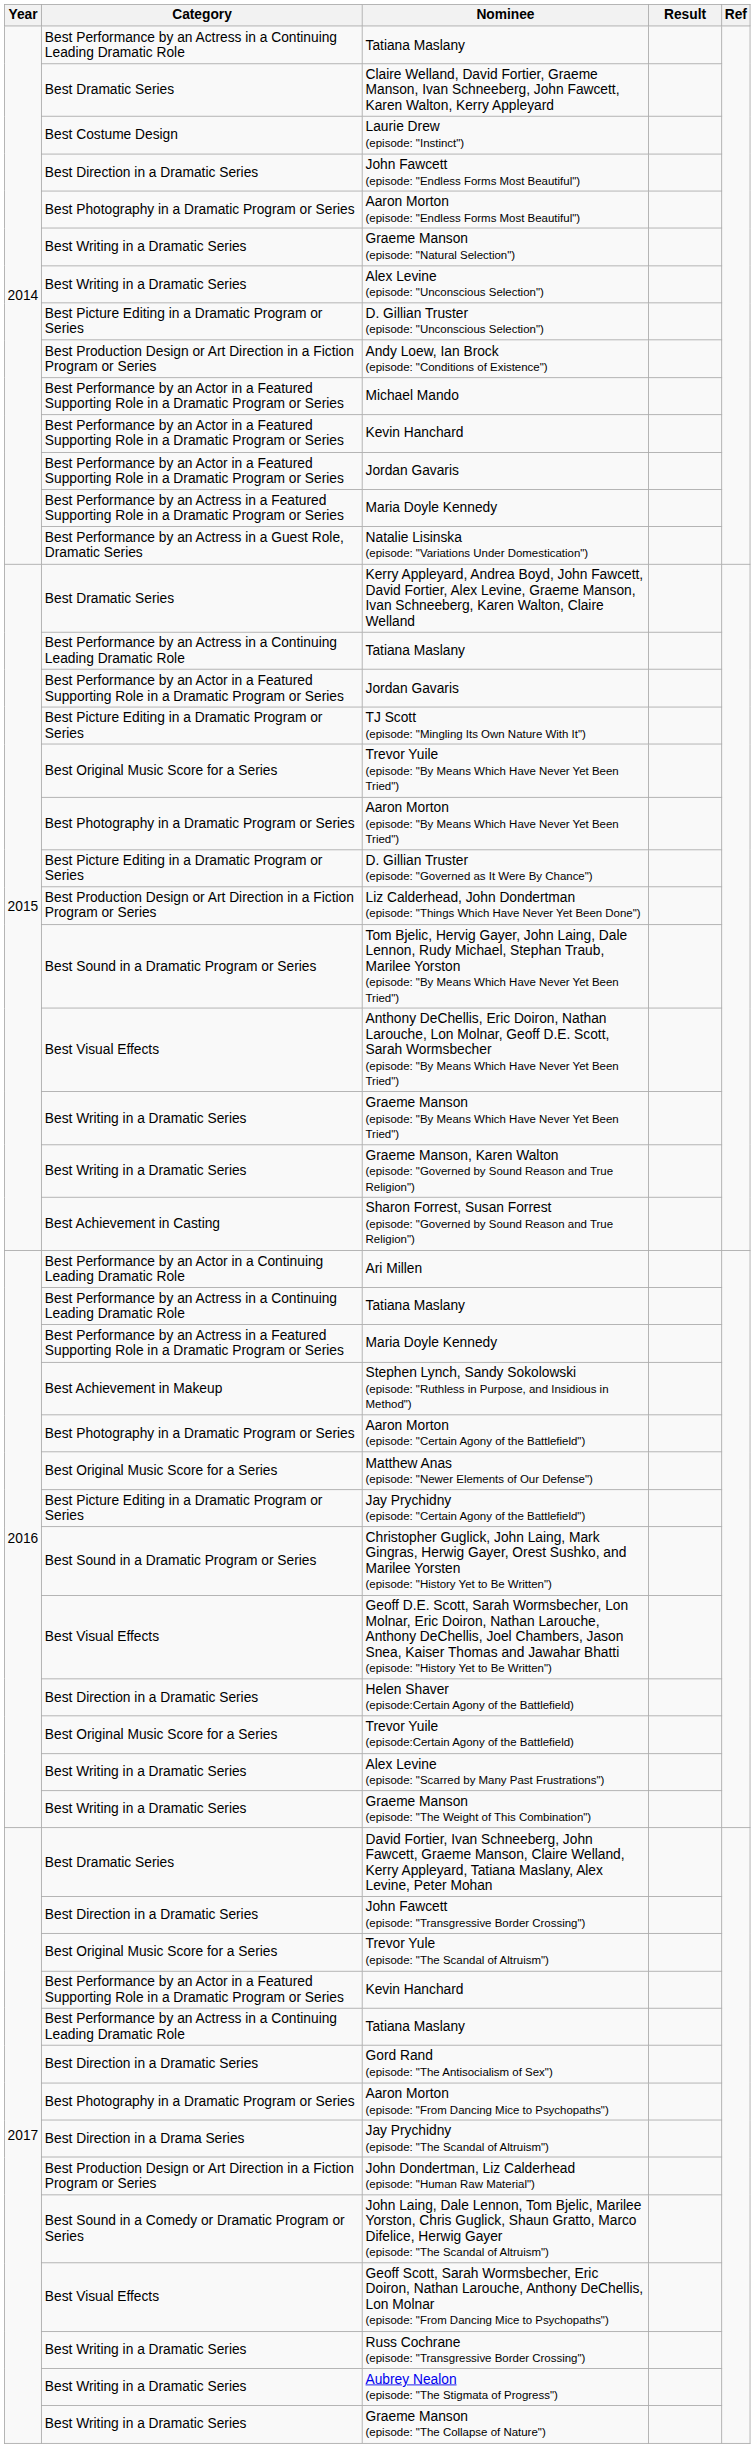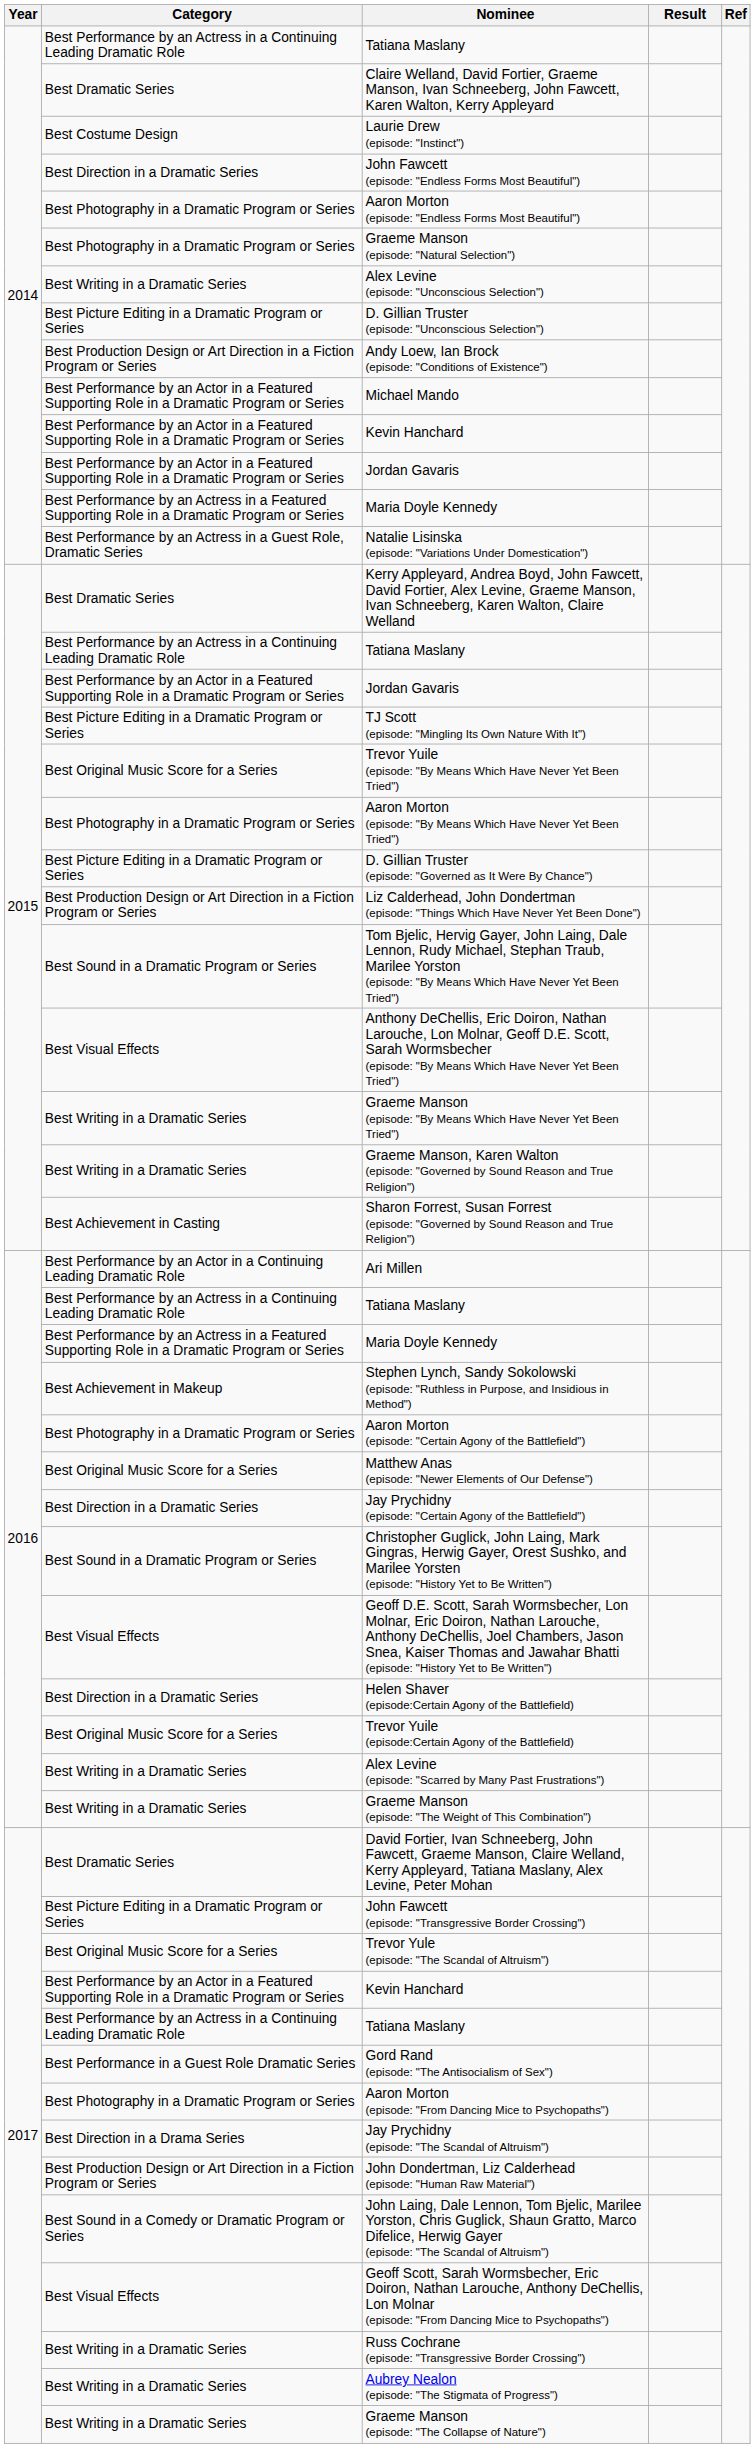(146, 246) Best Writing in a Dramatic Series -> (200, 246) Best Photography in a Dramatic Program or Series
(184, 1508) Best Picture Editing in a Dramatic Program or Series -> (152, 1508) Best Direction in a Dramatic Series
(152, 1914) Best Direction in a Dramatic Series -> (184, 1914) Best Picture Editing in a Dramatic Program or Series
(152, 2064) Best Direction in a Dramatic Series -> (200, 2064) Best Performance in a Guest Role Dramatic Series
